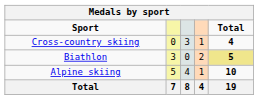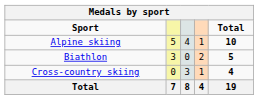rows swapped: (86, 72) <-> (86, 43)
(231, 58) khaki background -> (231, 58) no background
